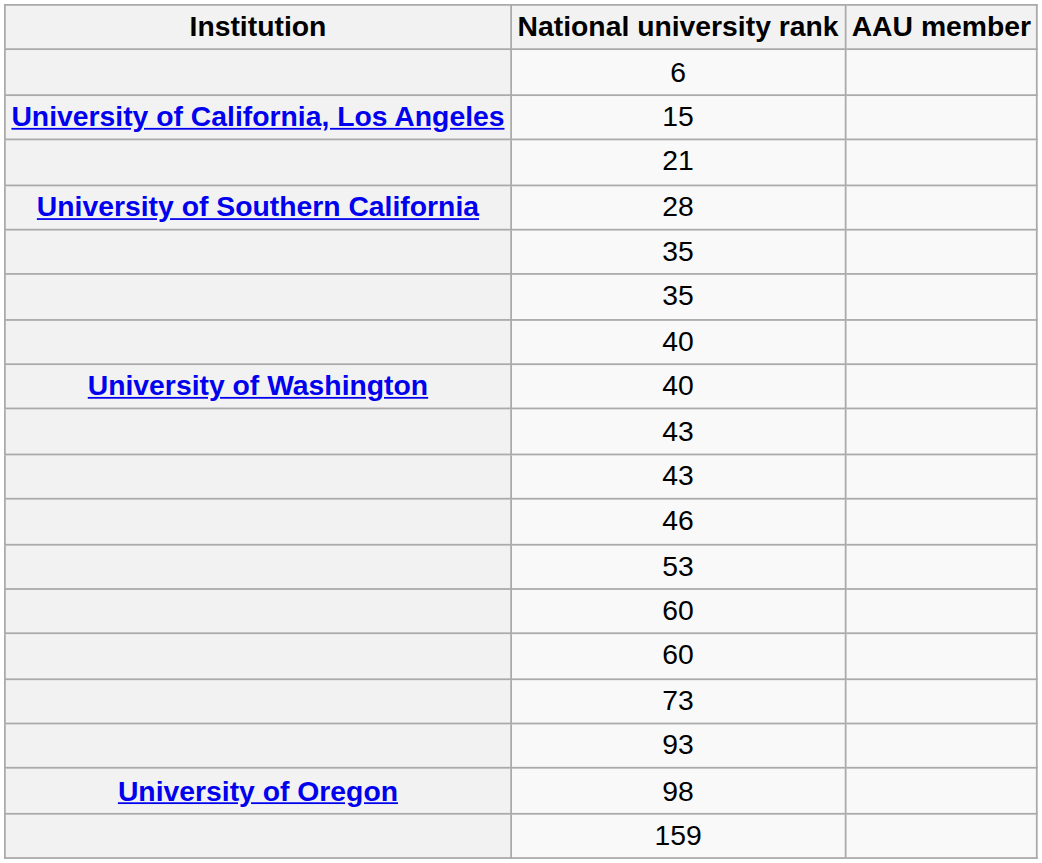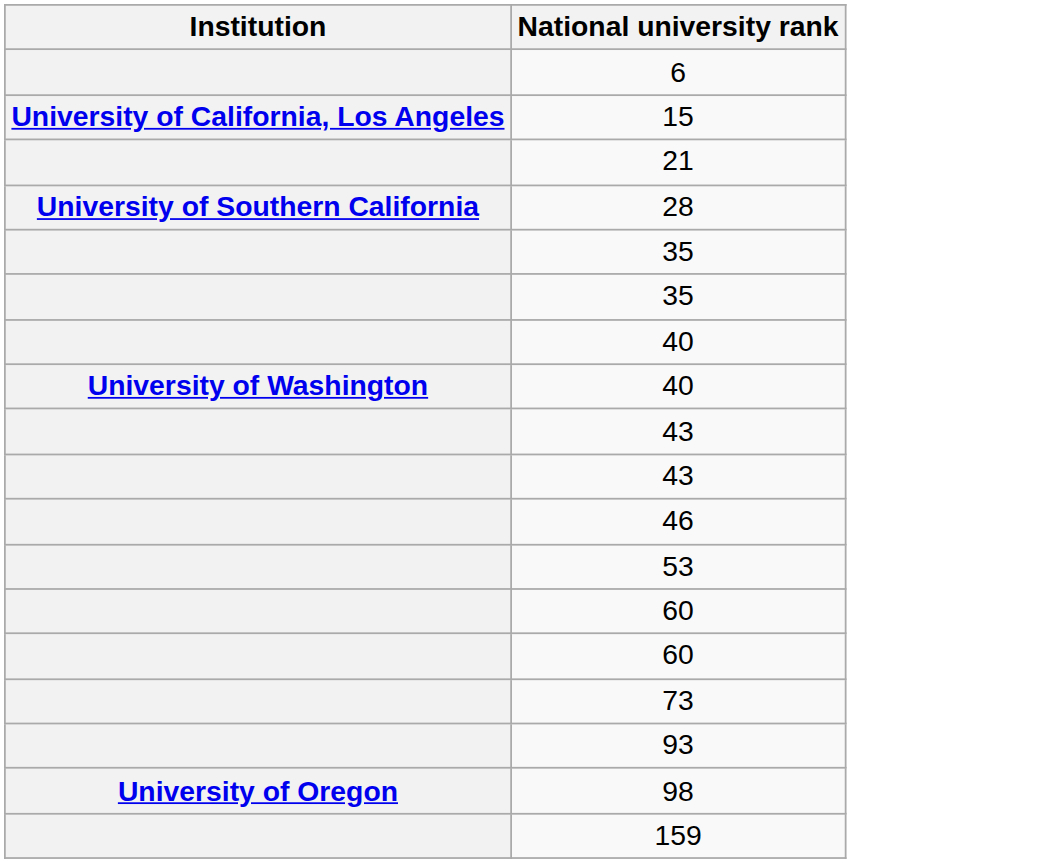- column: (941, 26)
